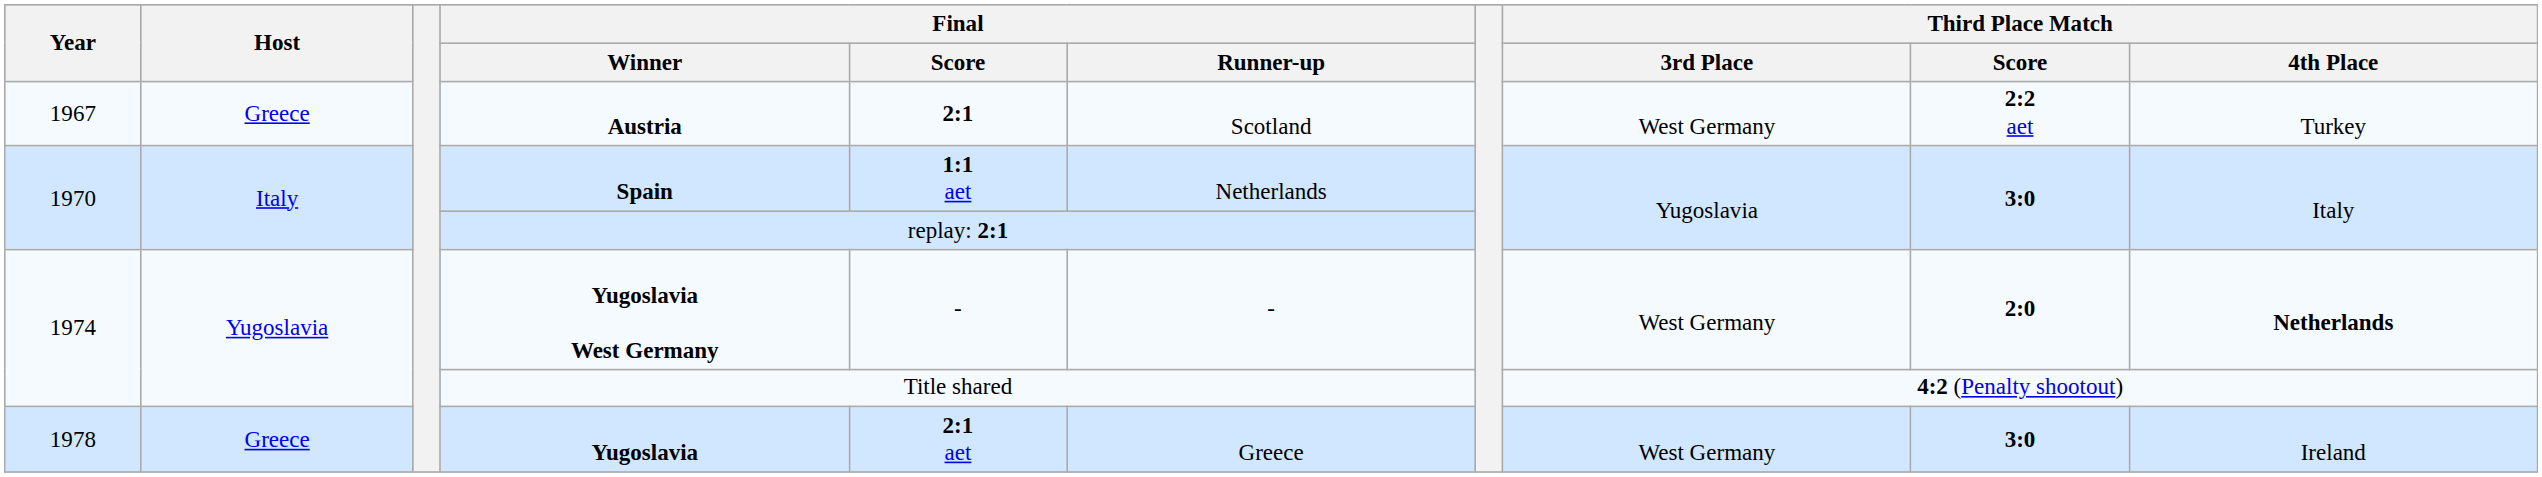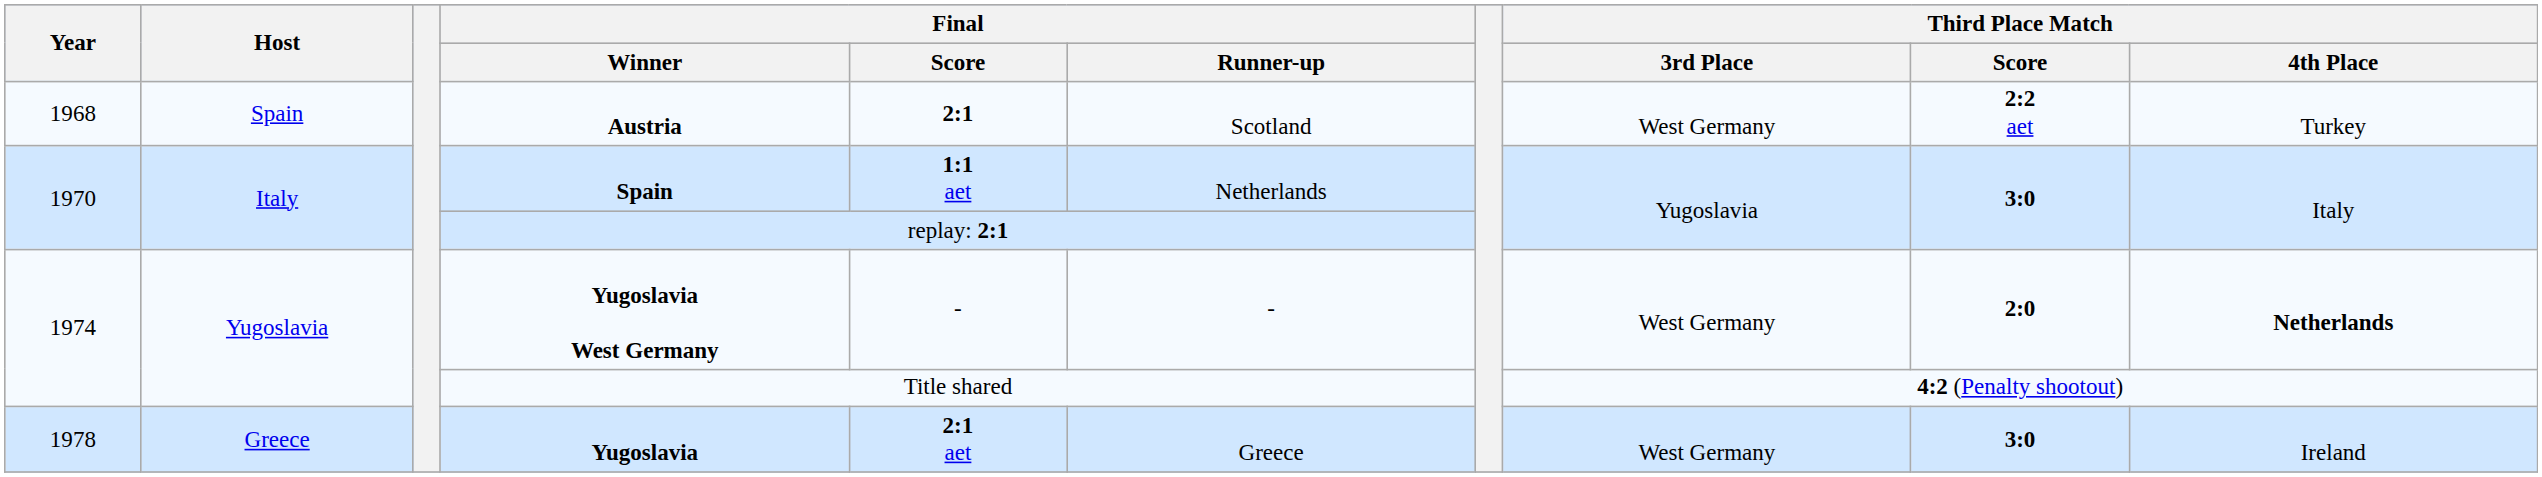(73, 113) 1967 -> (73, 113) 1968
(277, 113) Greece -> (277, 113) Spain
